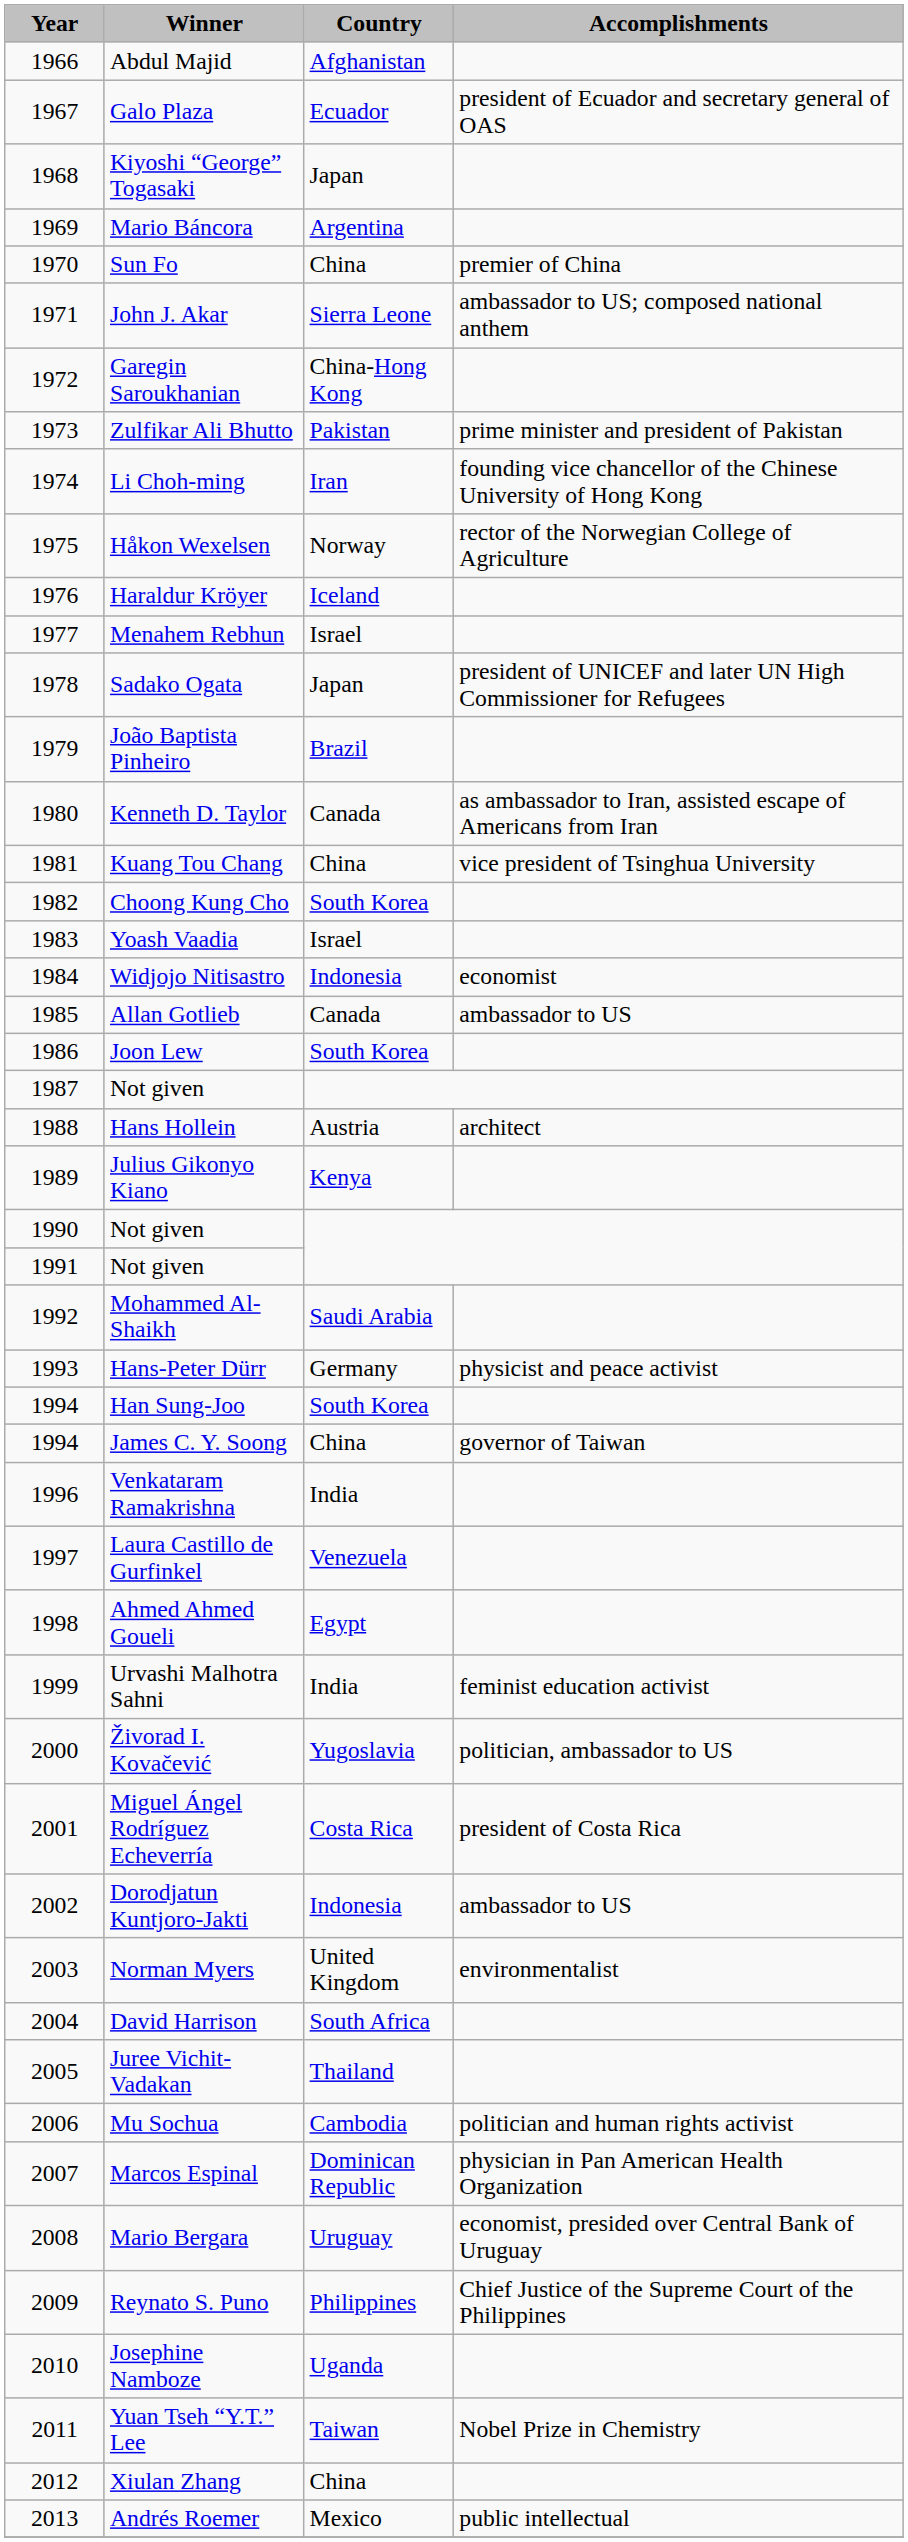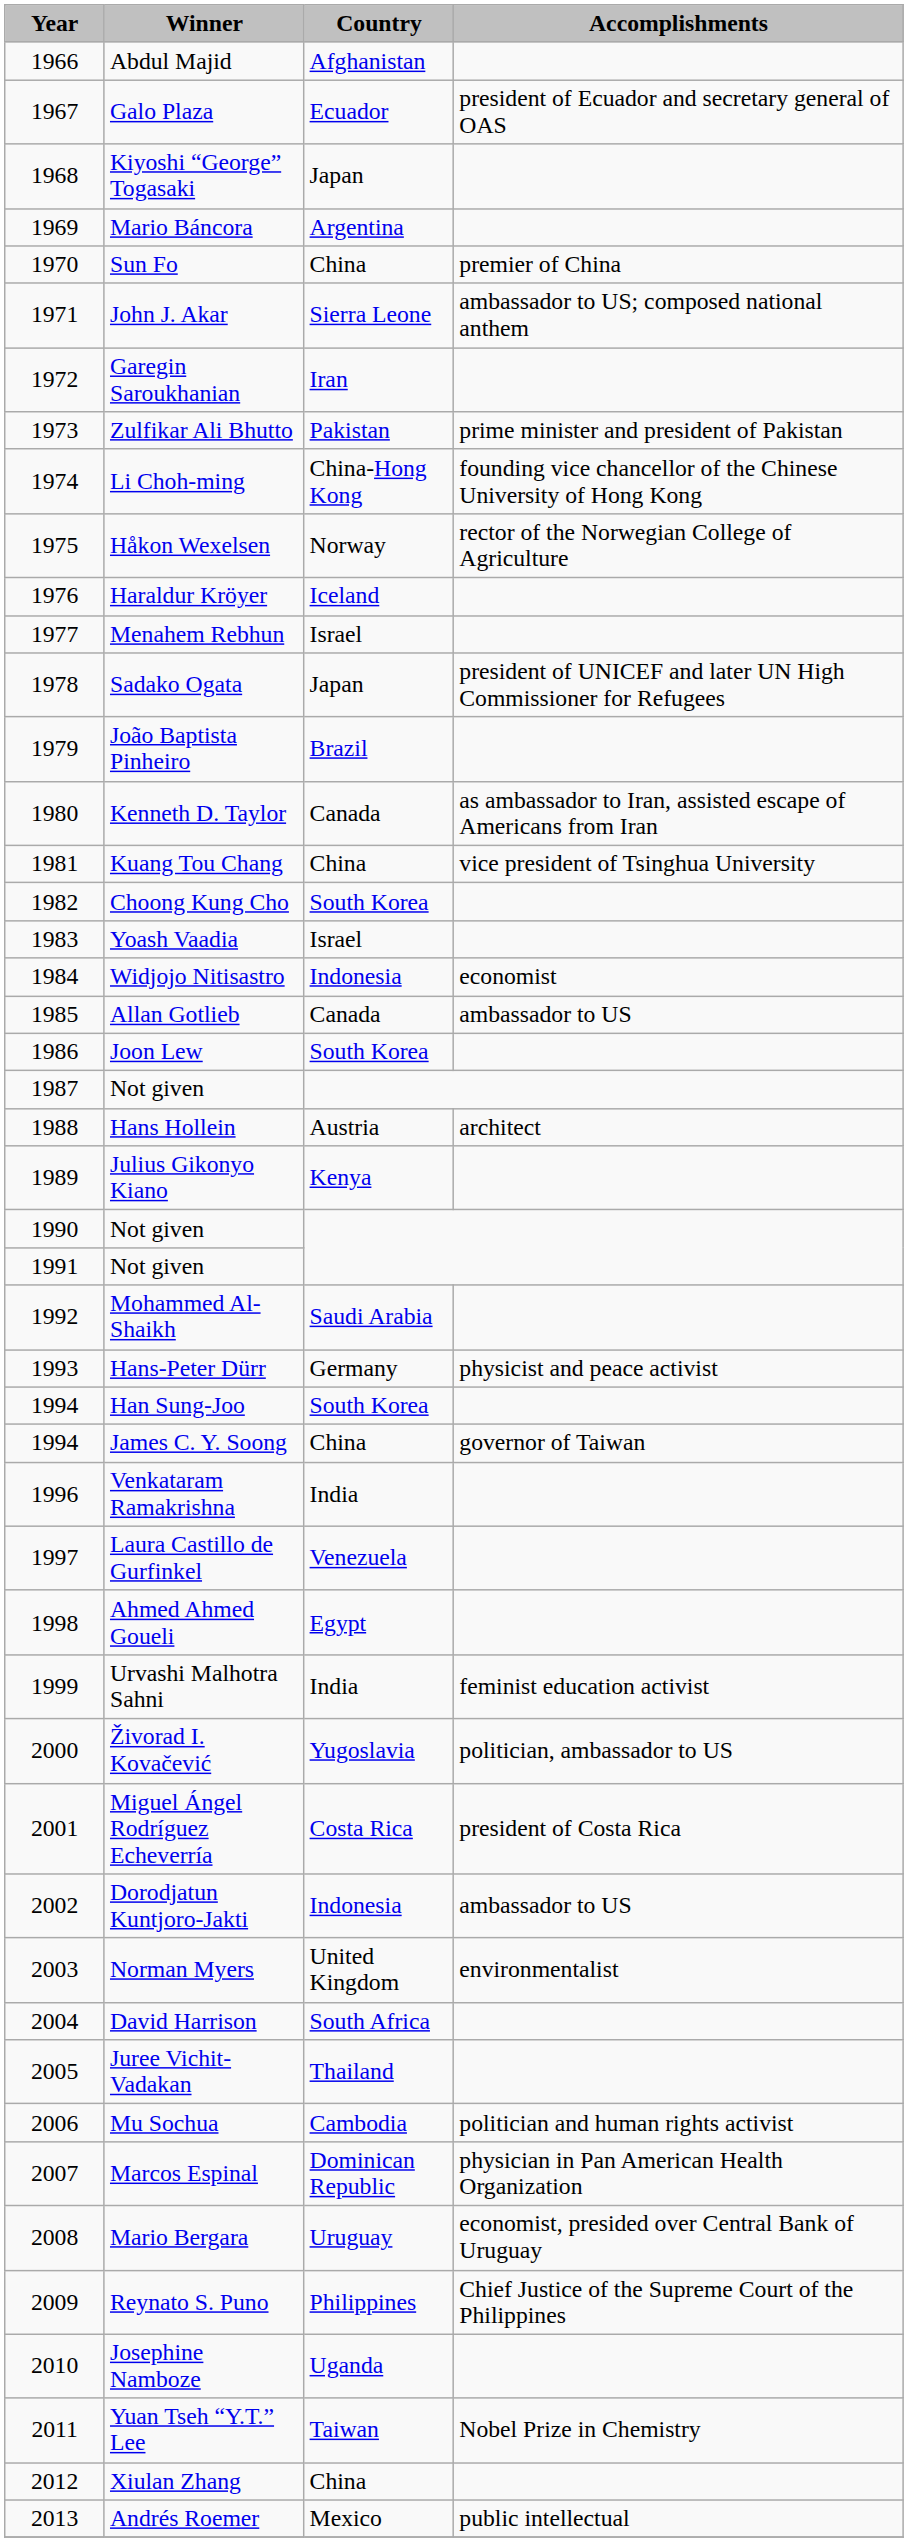(368, 379) China-Hong Kong -> (329, 379) Iran
(329, 481) Iran -> (368, 481) China-Hong Kong
